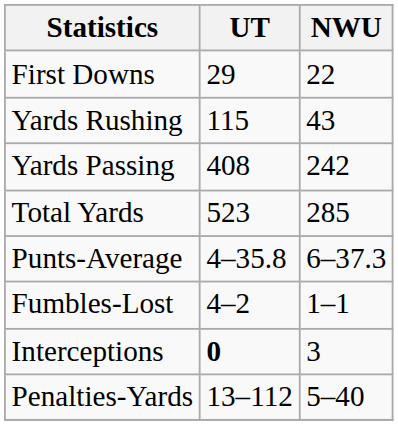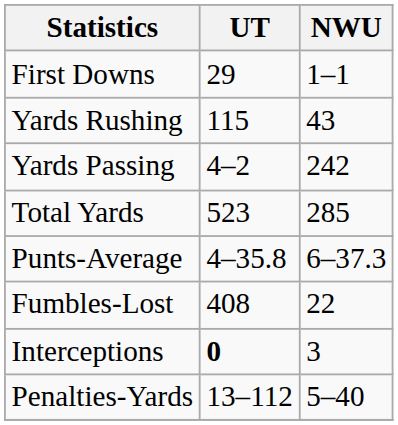(321, 73) 22 -> (328, 73) 1–1
(228, 166) 408 -> (228, 166) 4–2
(228, 304) 4–2 -> (228, 304) 408
(328, 304) 1–1 -> (321, 304) 22
